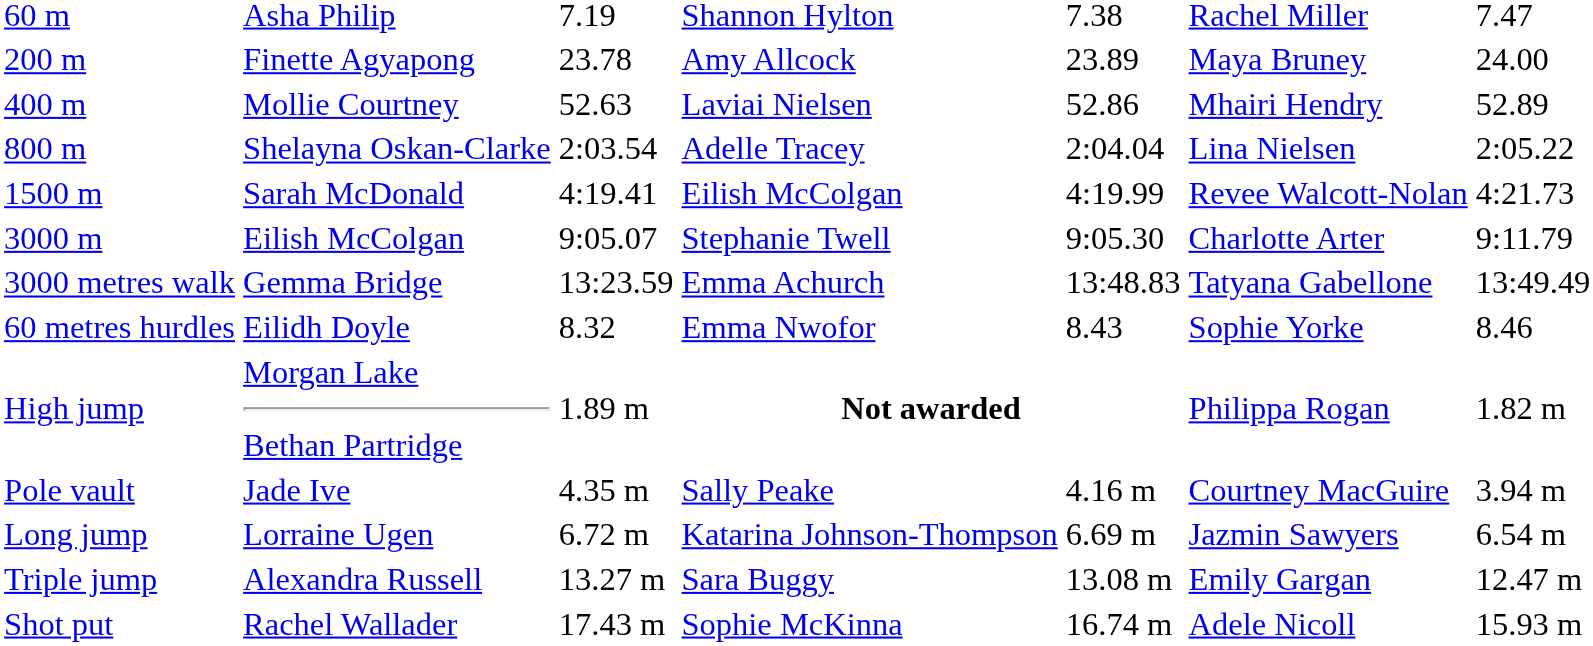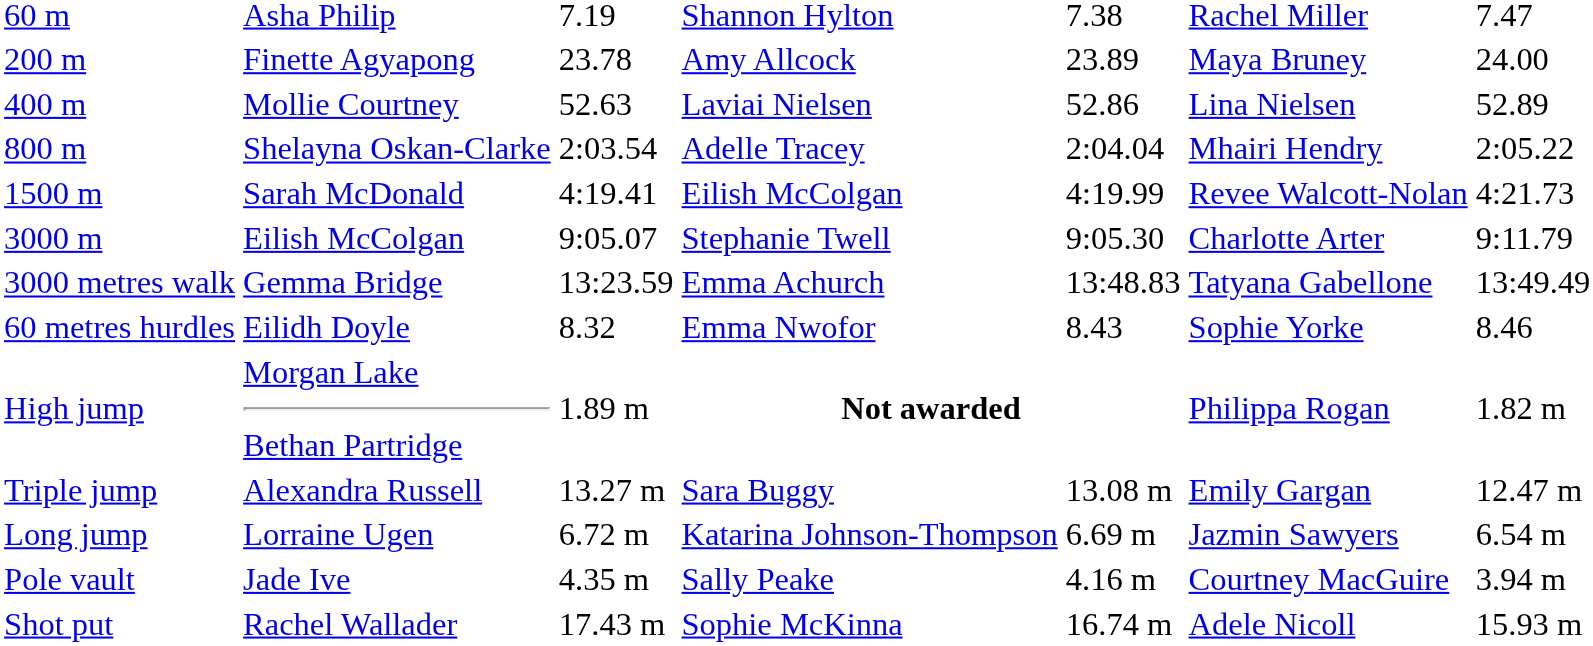(1286, 104) Mhairi Hendry -> (1272, 104) Lina Nielsen
(1272, 148) Lina Nielsen -> (1286, 148) Mhairi Hendry
rows swapped: (69, 489) <-> (81, 579)
